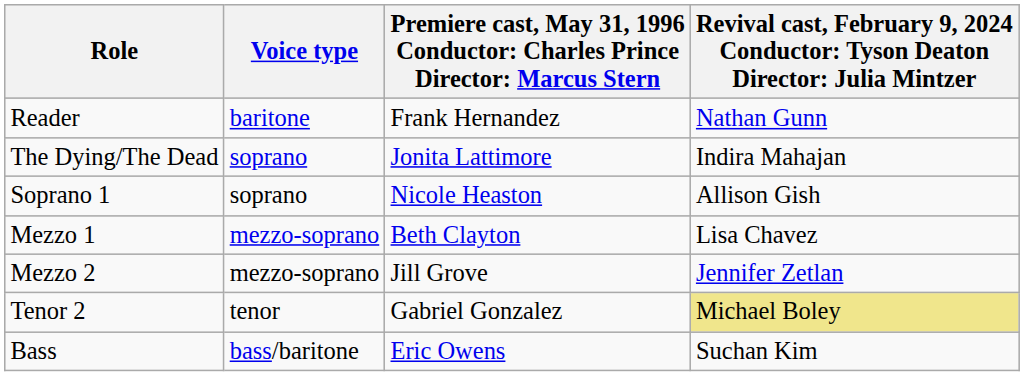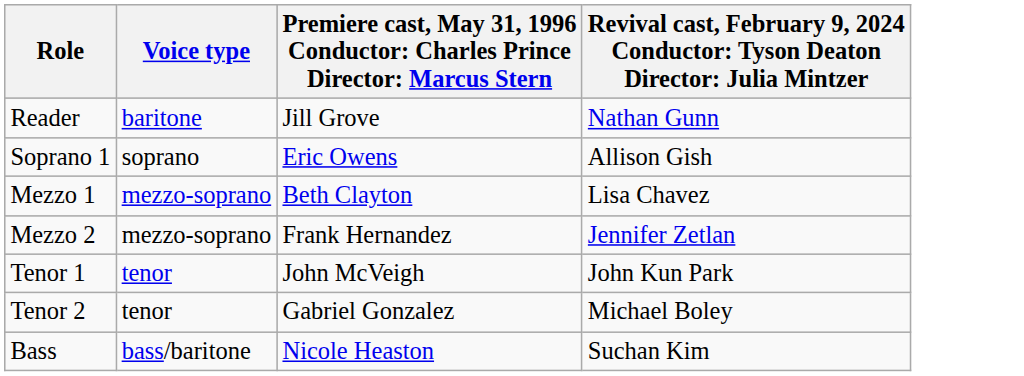(475, 117) Frank Hernandez -> (331, 117) Jill Grove
- row: (114, 156)
(466, 195) Nicole Heaston -> (340, 156) Eric Owens
(439, 273) Jill Grove -> (367, 234) Frank Hernandez
+ row: (48, 273)
(768, 311) khaki background -> (660, 311) no background
(448, 350) Eric Owens -> (358, 350) Nicole Heaston
